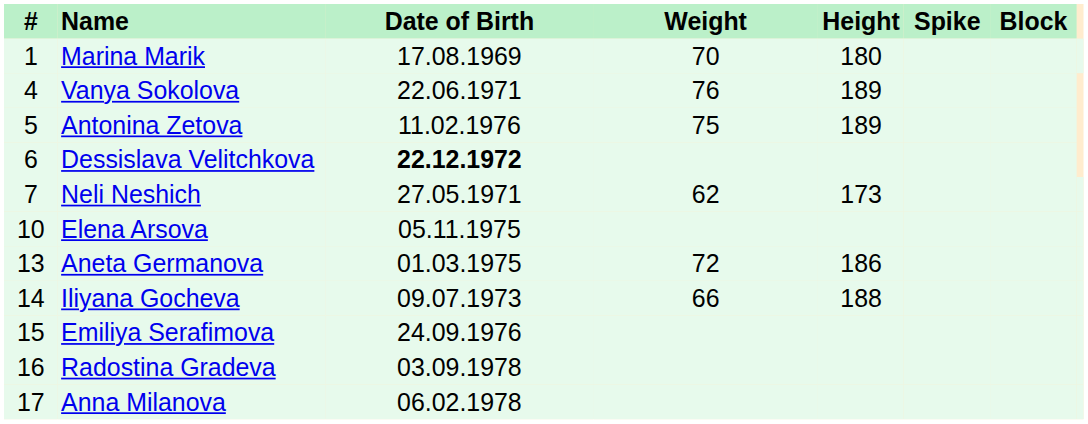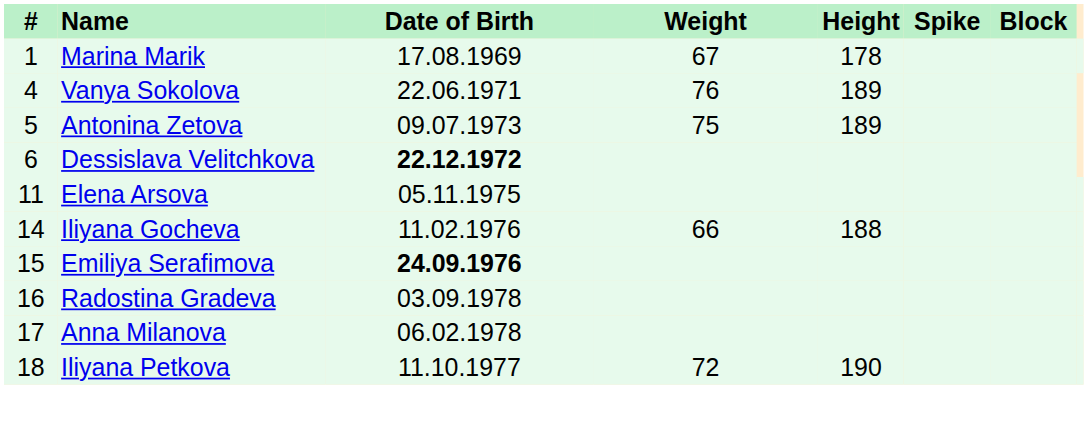(706, 56) 70 -> (706, 56) 67
(861, 56) 180 -> (861, 56) 178
(459, 125) 11.02.1976 -> (459, 125) 09.07.1973
- row: (131, 194)
(31, 229) 10 -> (31, 194) 11
- row: (162, 264)
(459, 298) 09.07.1973 -> (459, 229) 11.02.1976
(459, 333) normal -> (459, 264) bold
+ row: (146, 367)
